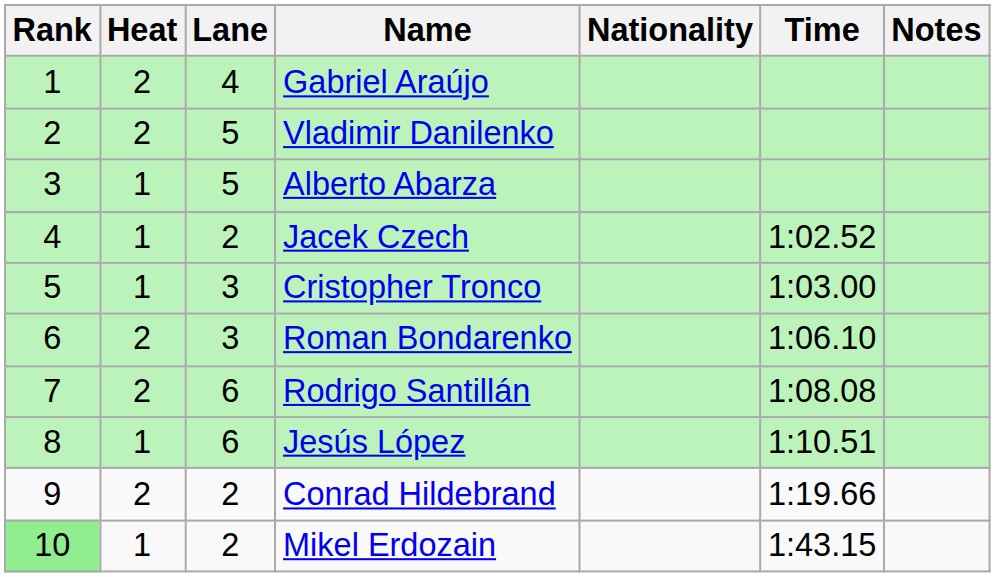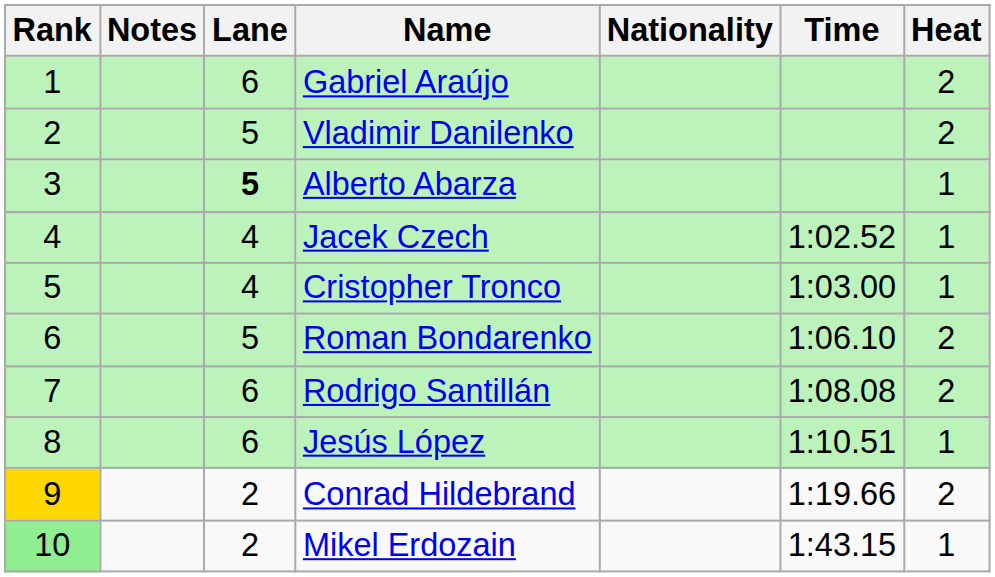columns swapped: (142, 30) <-> (936, 30)
(230, 81) 4 -> (250, 81) 6
(230, 184) normal -> (250, 184) bold
(230, 236) 2 -> (250, 236) 4
(230, 287) 3 -> (250, 287) 4
(230, 339) 3 -> (250, 339) 5
(52, 493) no background -> (52, 493) gold background
